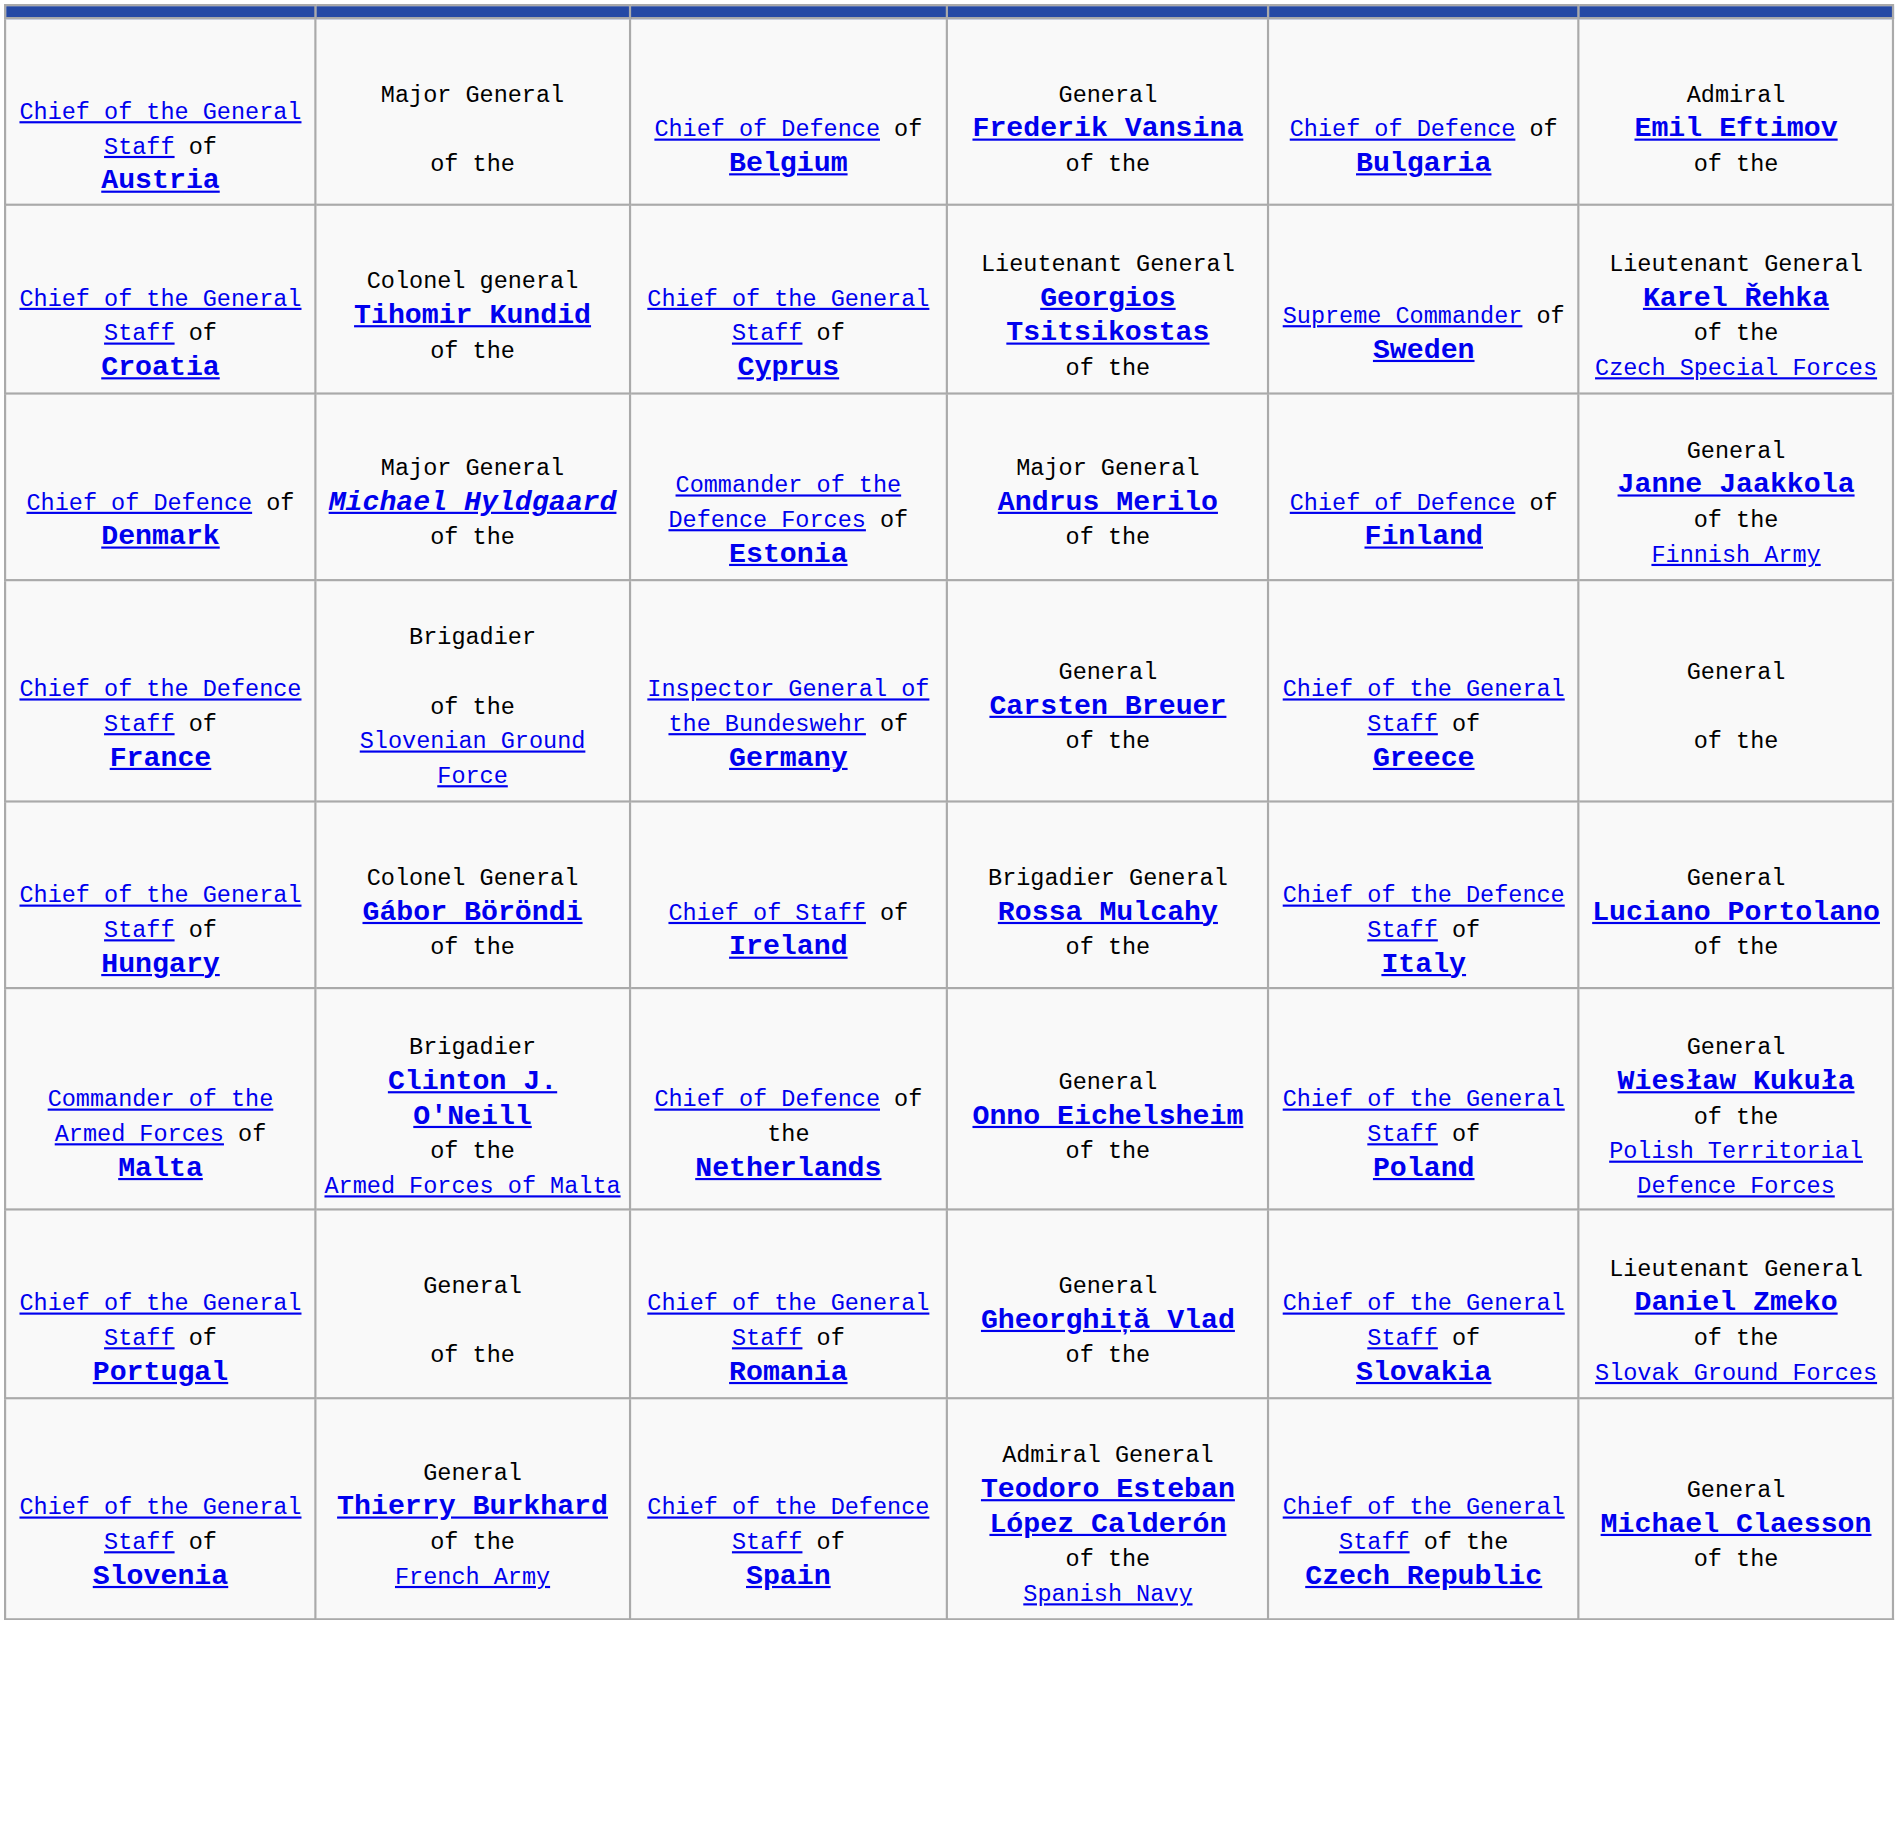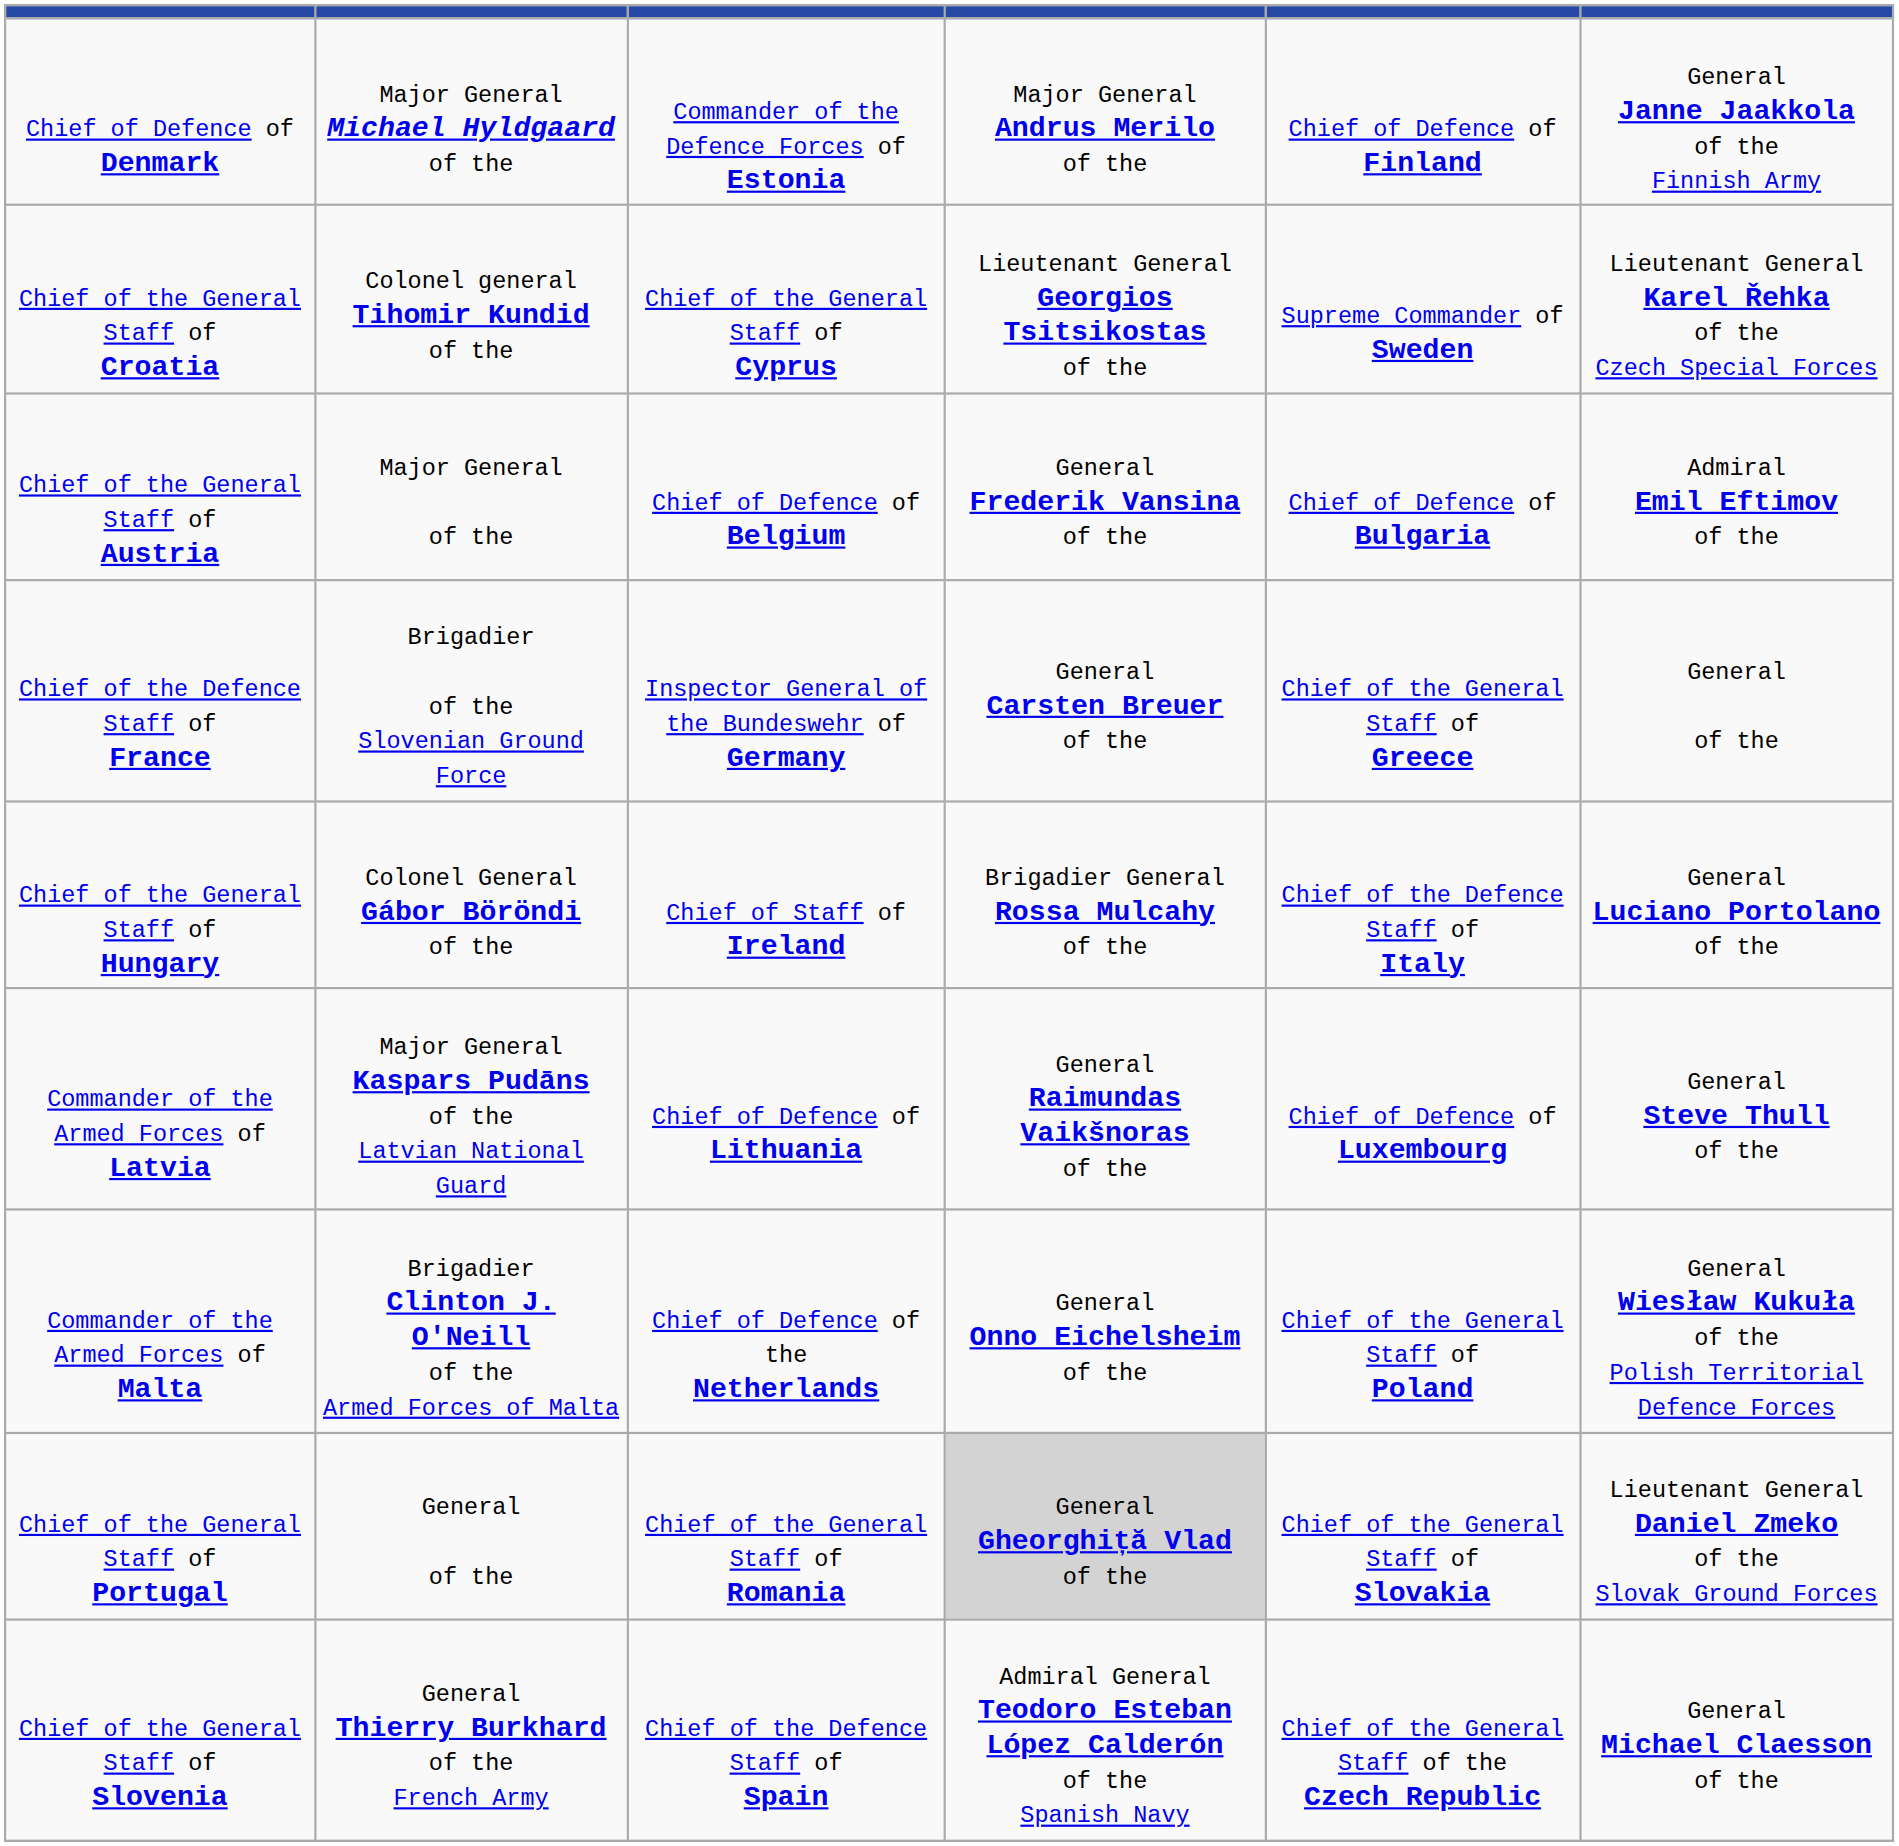rows swapped: (160, 148) <-> (160, 522)
+ row: (160, 1135)
(1108, 1321) no background -> (1105, 1543) lightgrey background
